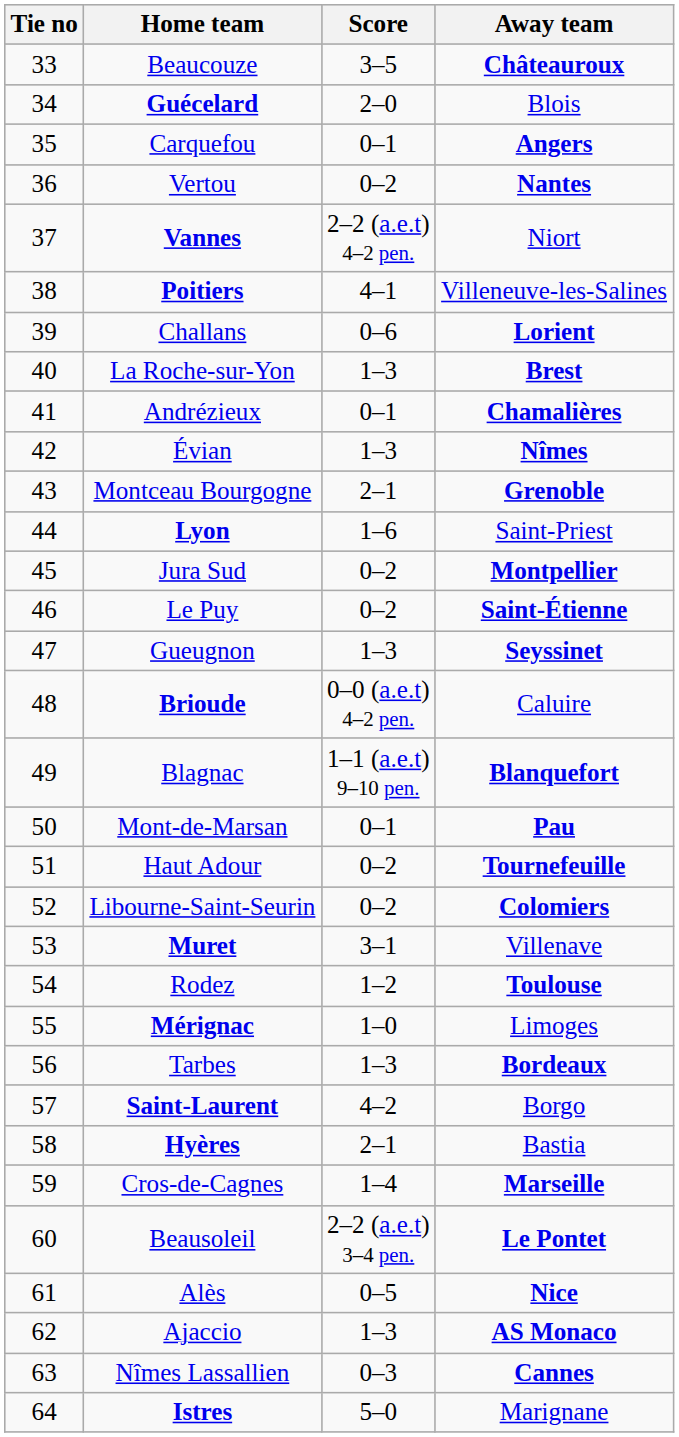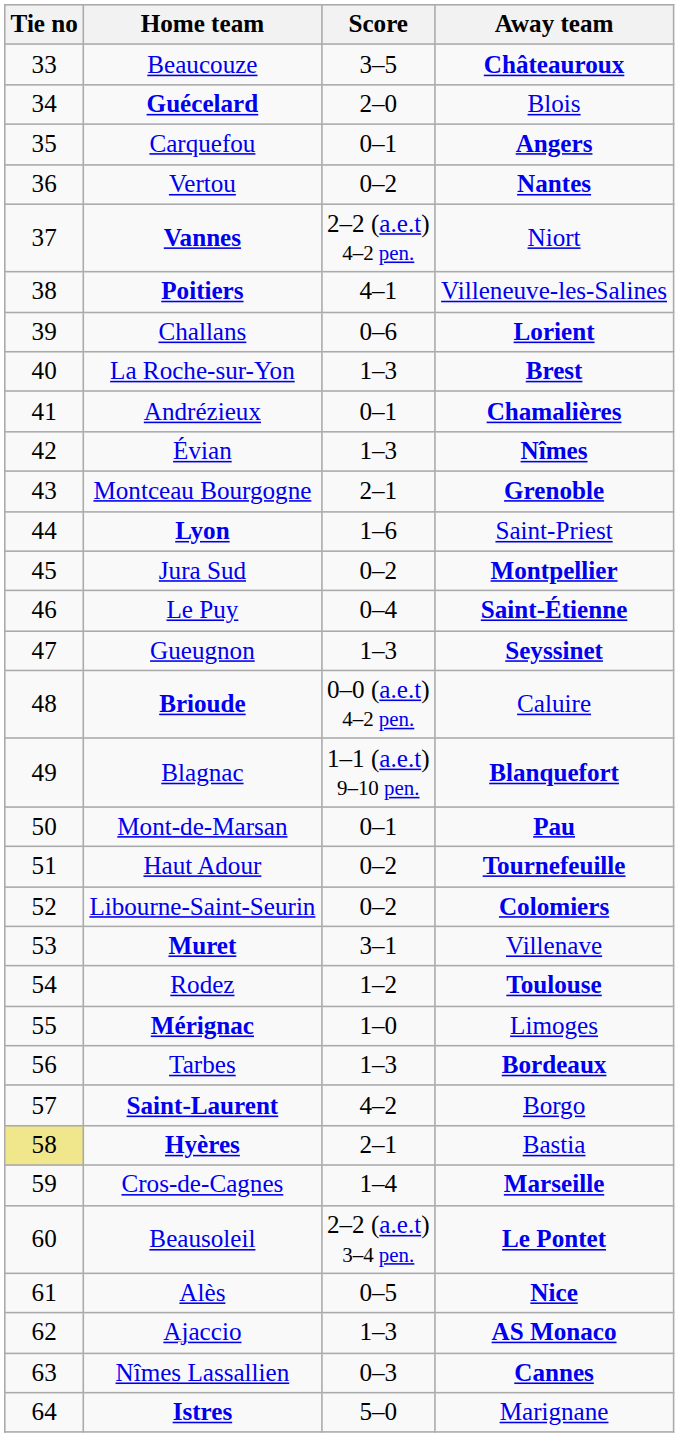(378, 610) 0–2 -> (378, 610) 0–4
(44, 1145) no background -> (44, 1145) khaki background
